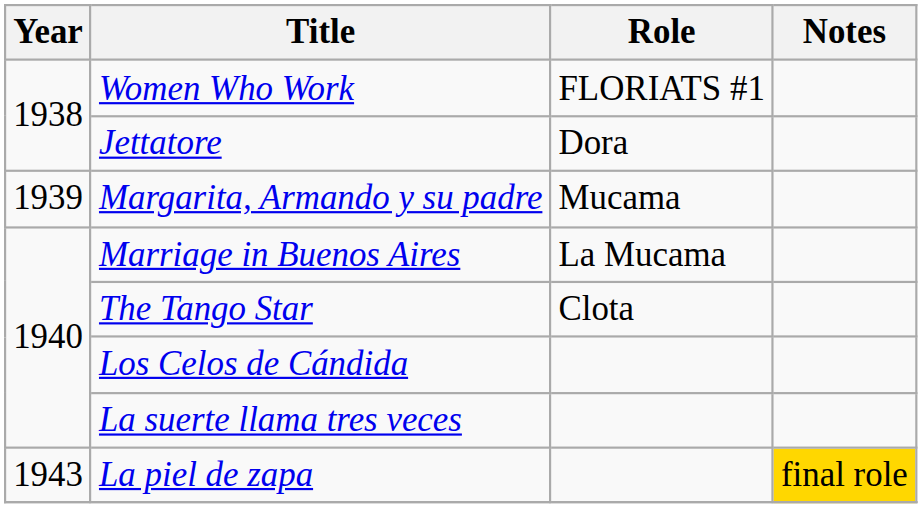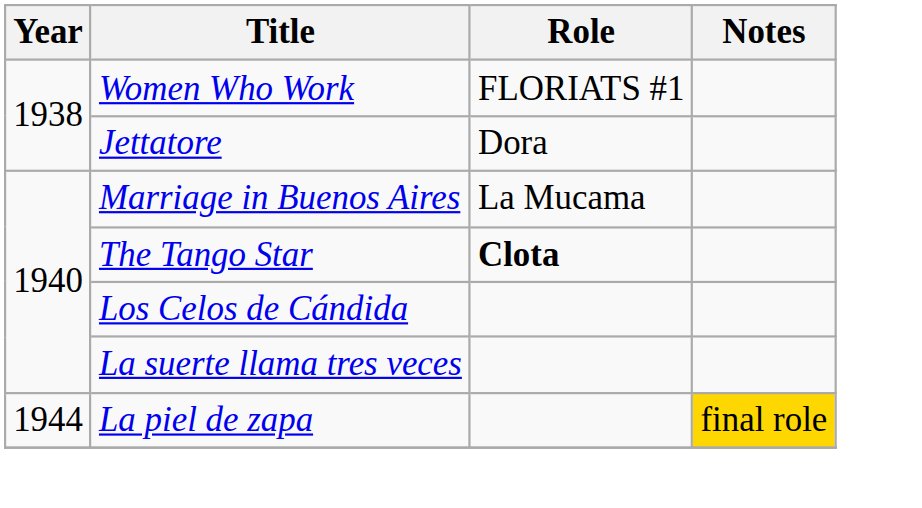- row: (321, 198)
(596, 308) normal -> (519, 253) bold
(48, 474) 1943 -> (48, 419) 1944
